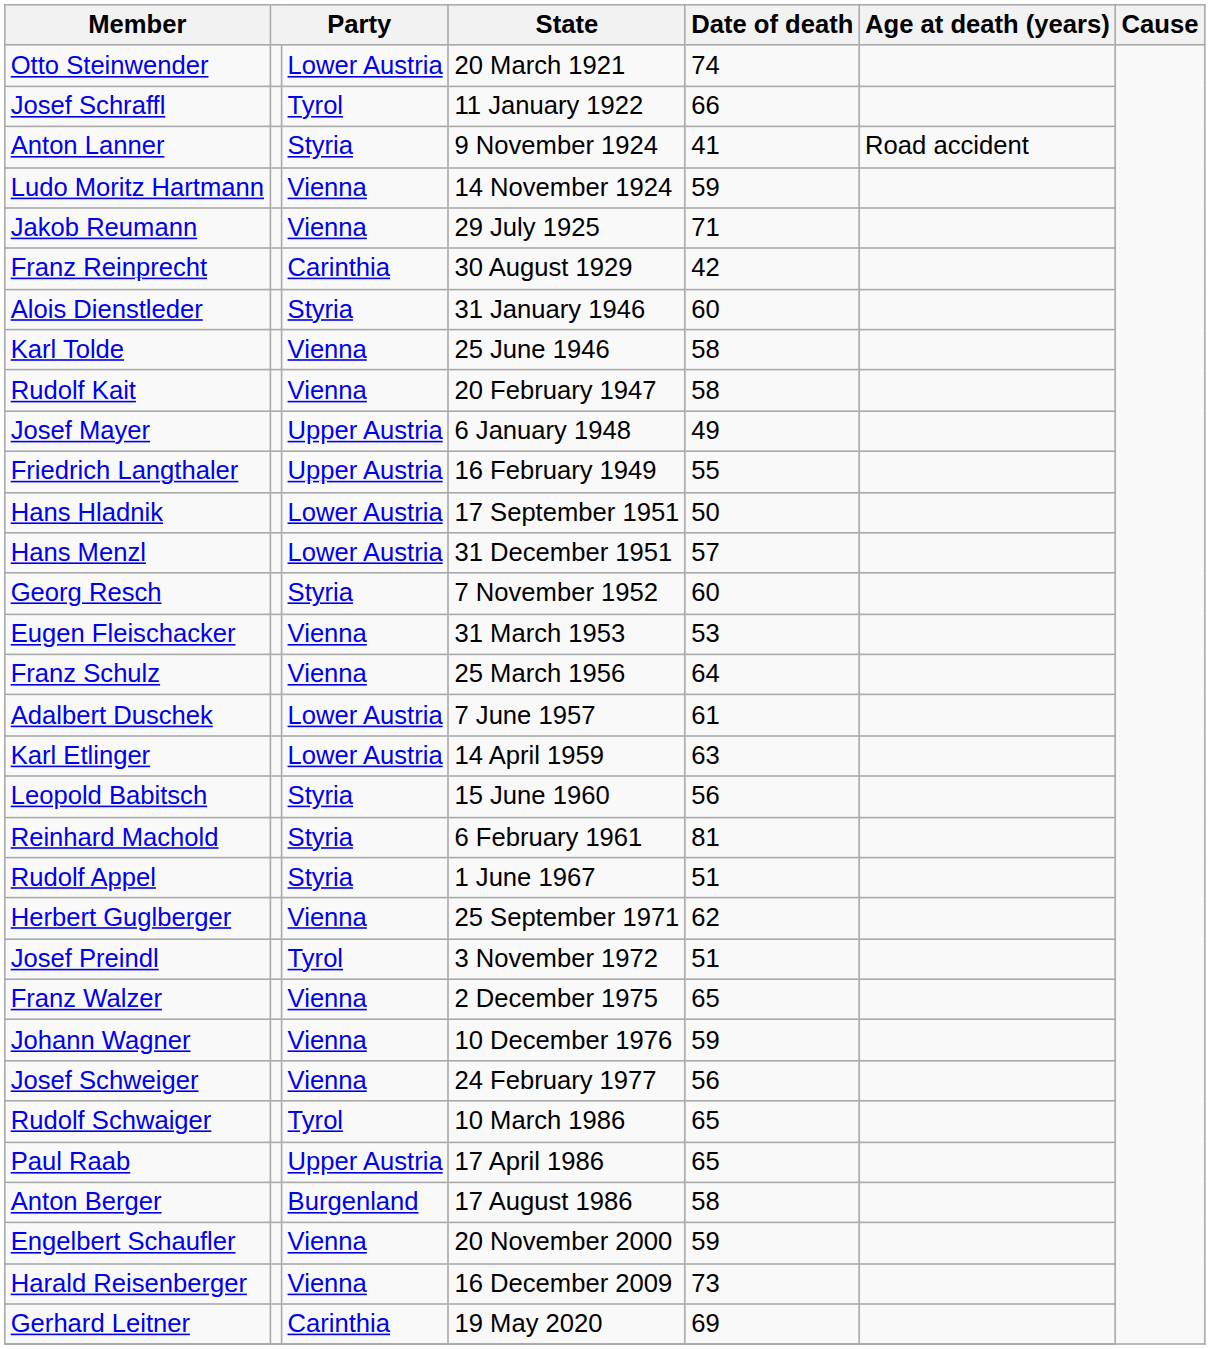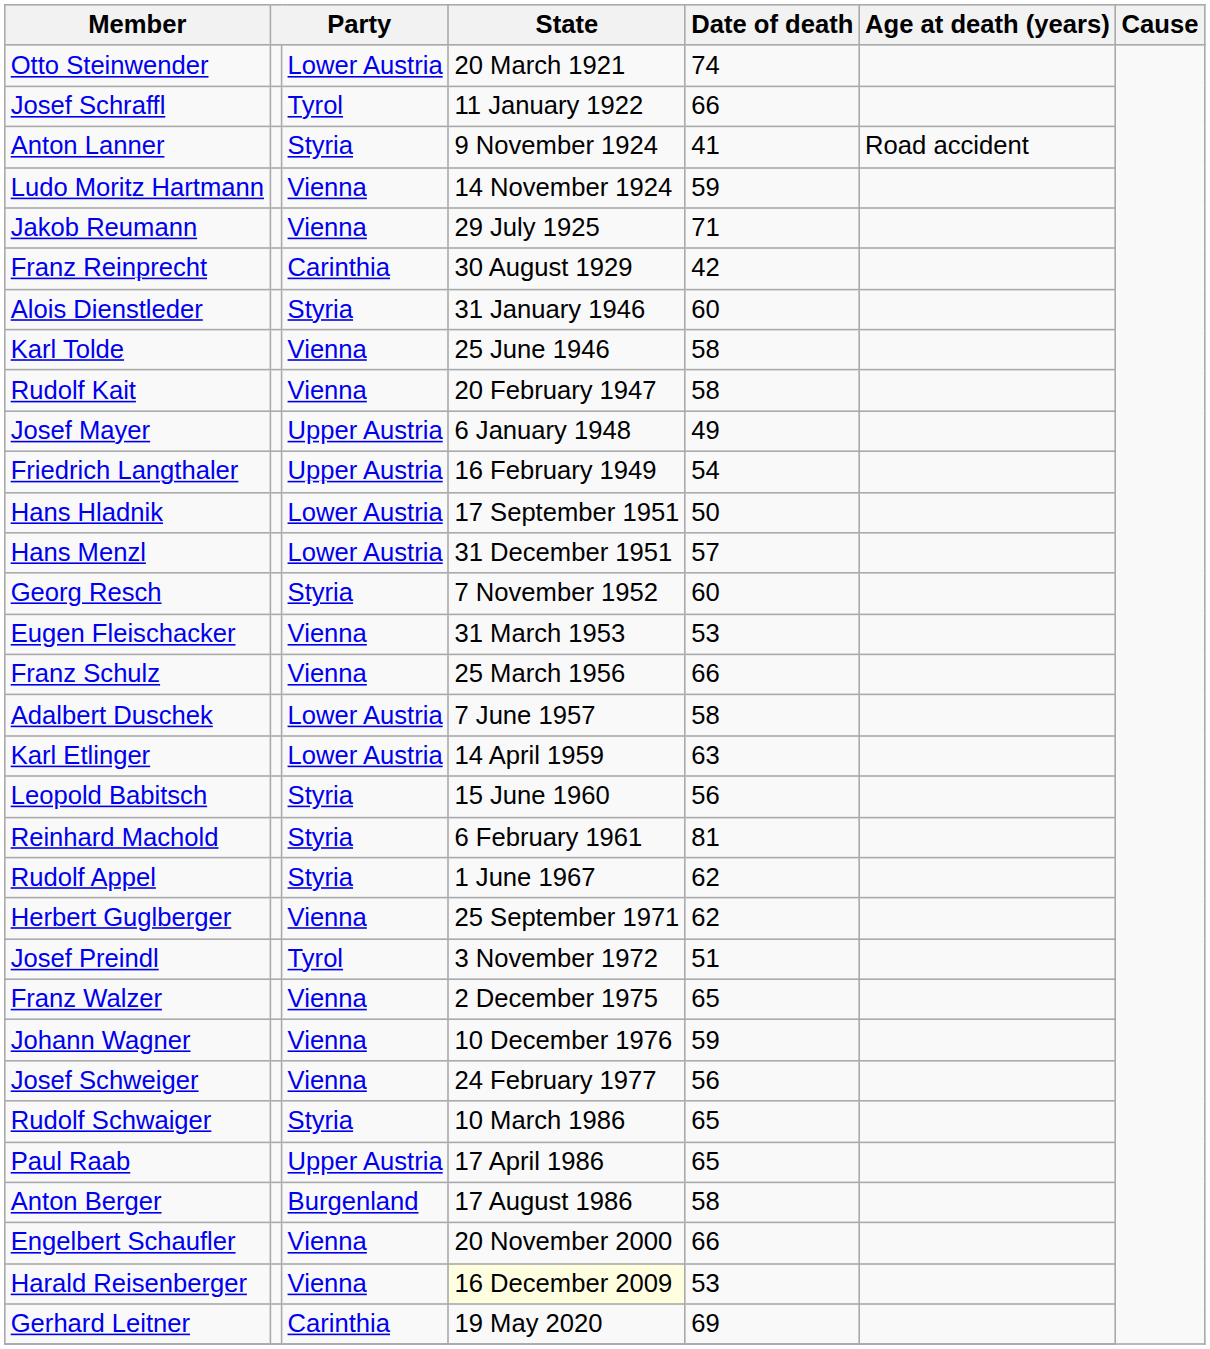(705, 471) 55 -> (705, 471) 54
(705, 674) 64 -> (705, 674) 66
(705, 715) 61 -> (705, 715) 58
(705, 877) 51 -> (705, 877) 62
(315, 1120) Tyrol -> (320, 1120) Styria
(705, 1242) 59 -> (705, 1242) 66
(563, 1283) no background -> (563, 1283) lightyellow background
(705, 1283) 73 -> (705, 1283) 53
